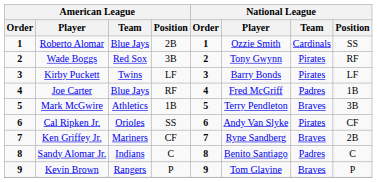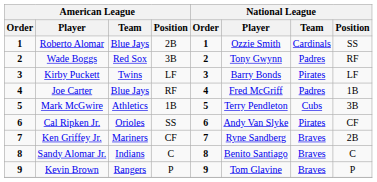(312, 59) Pirates -> (312, 59) Padres
(312, 106) Braves -> (312, 106) Cubs
(312, 153) Padres -> (312, 153) Braves
